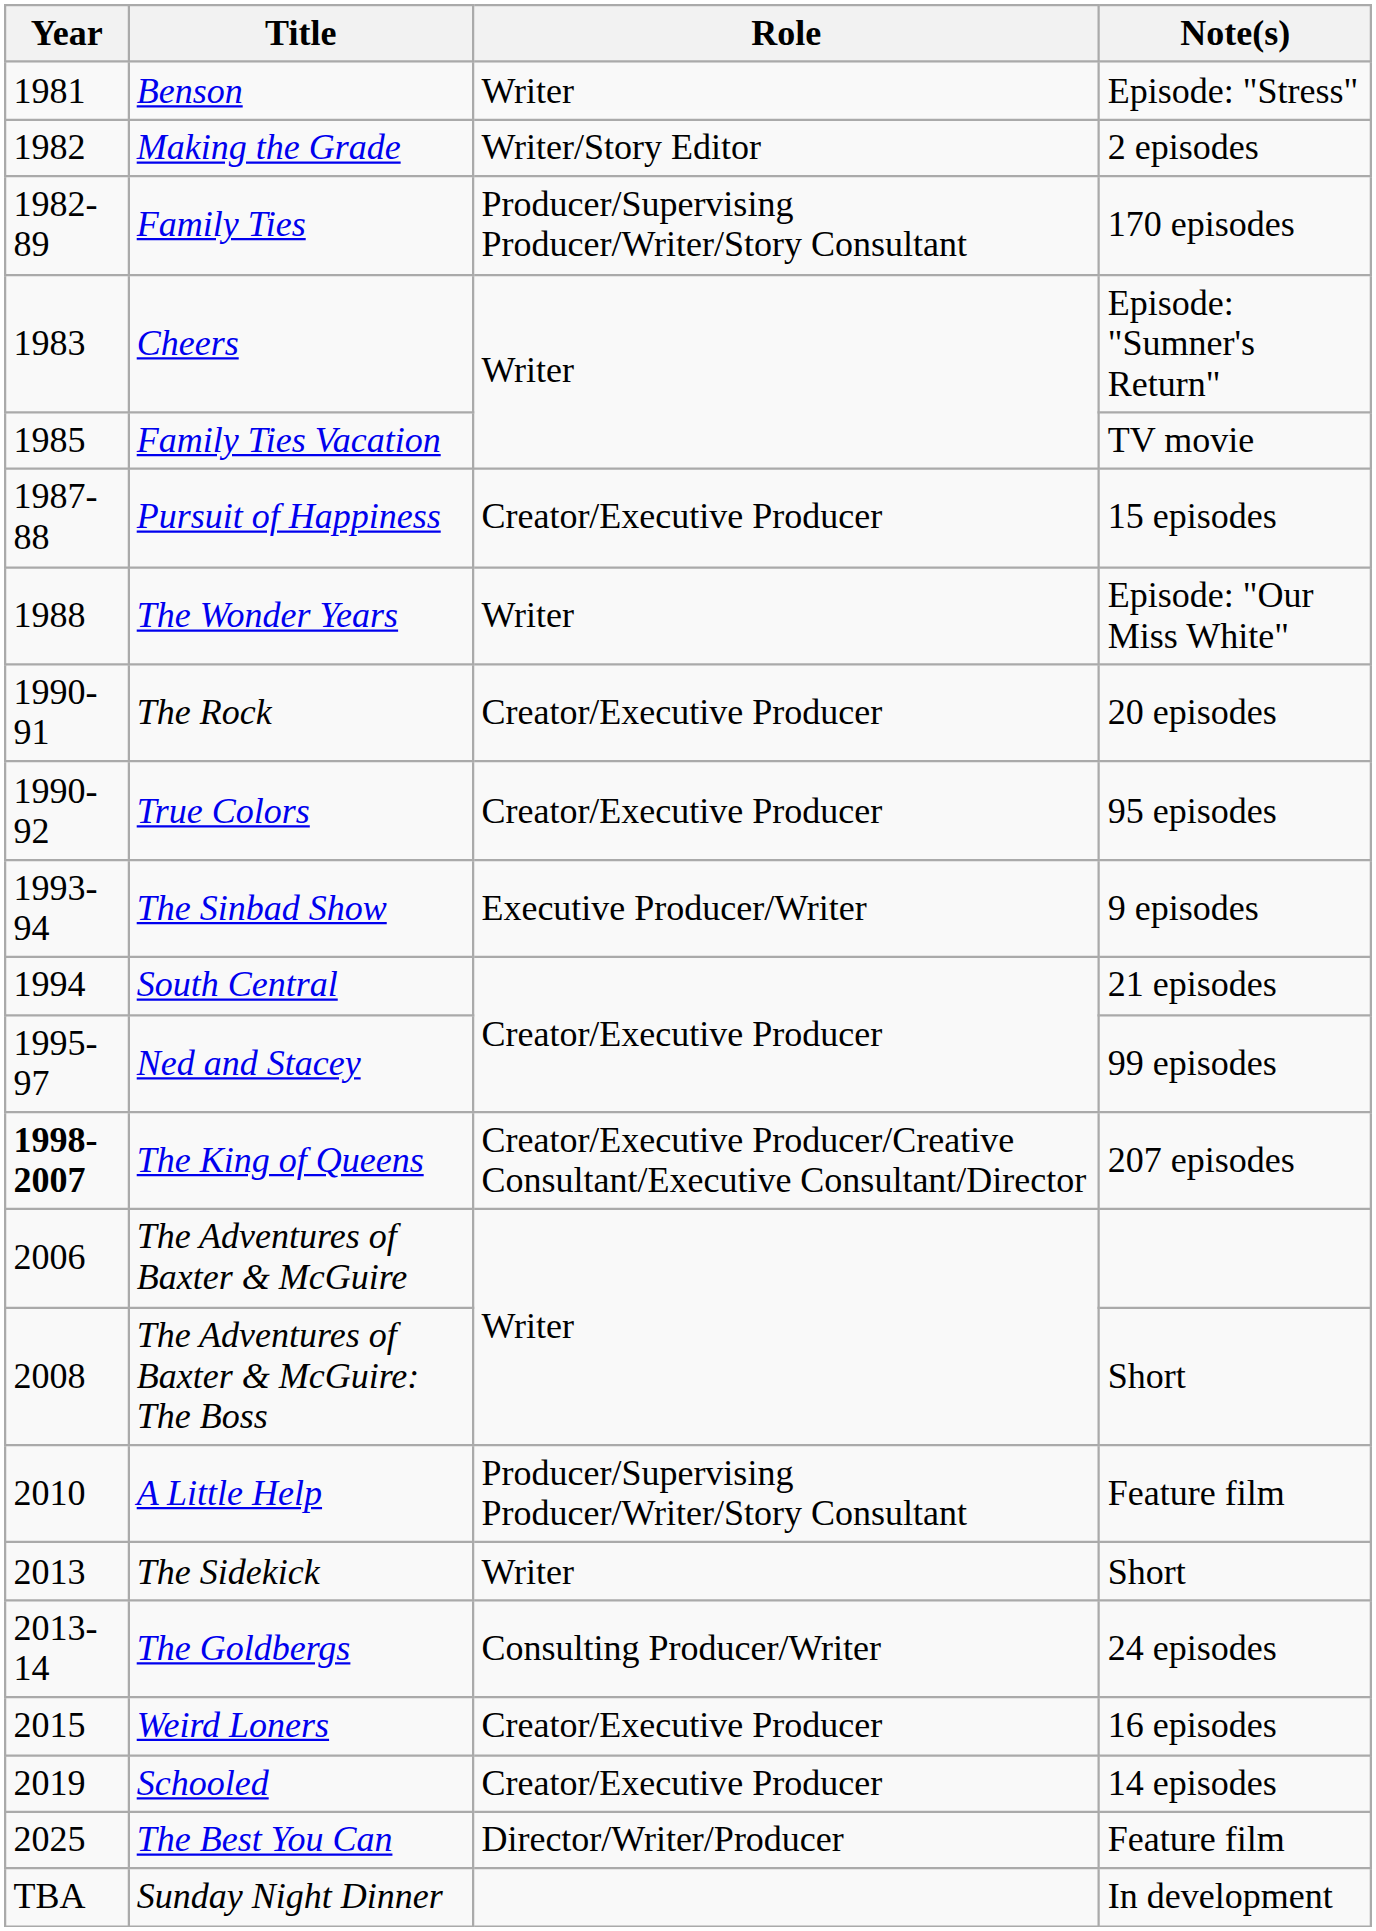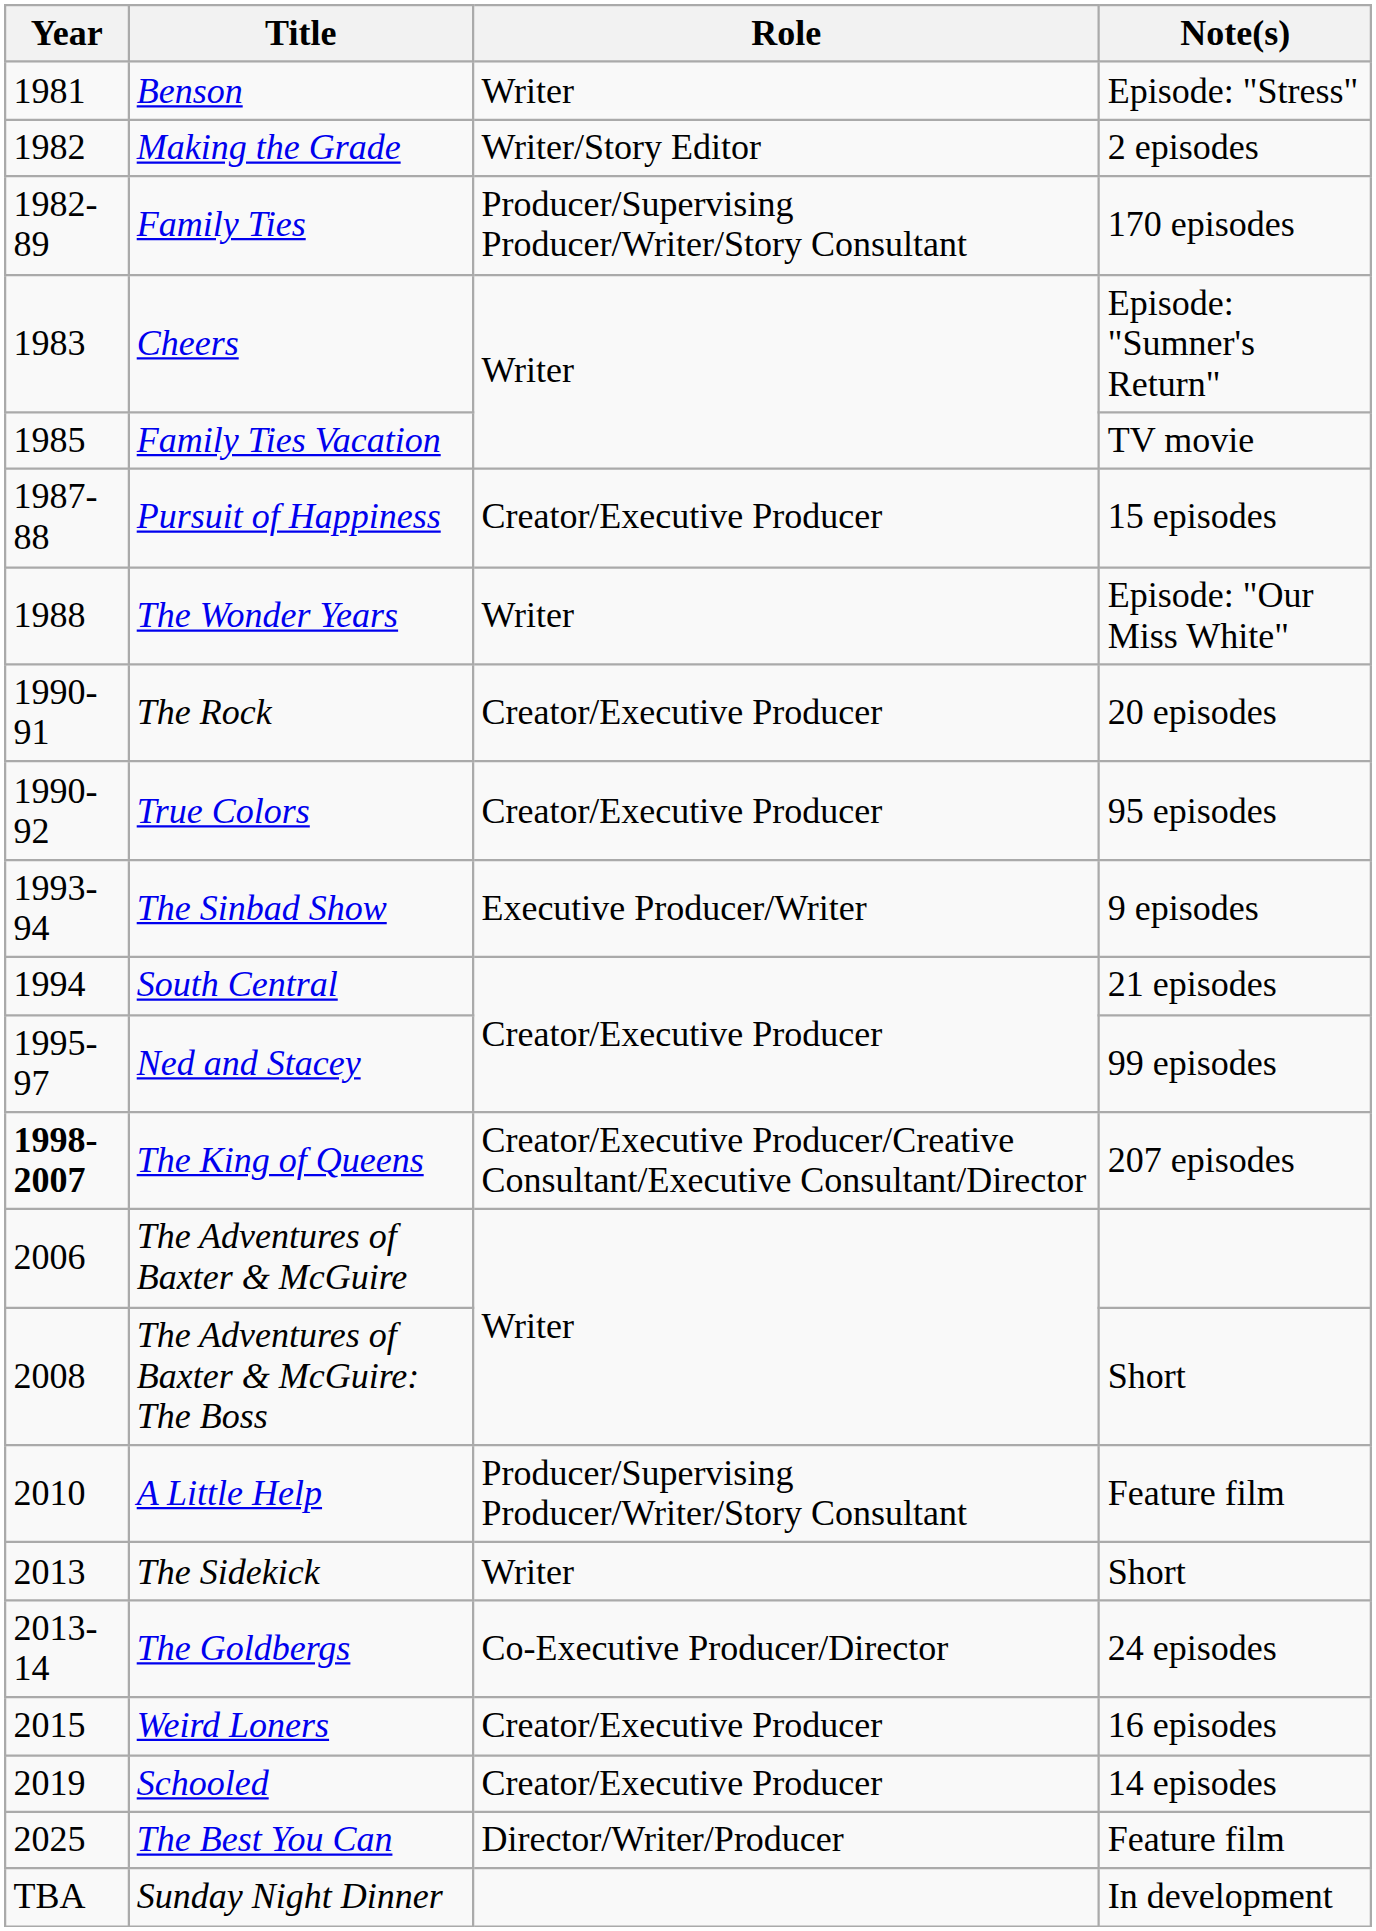(681, 1647) Consulting Producer/Writer -> (715, 1647) Co-Executive Producer/Director
